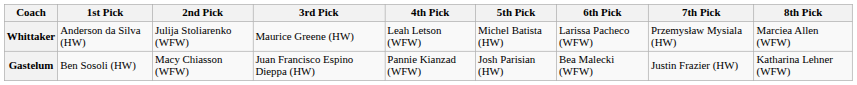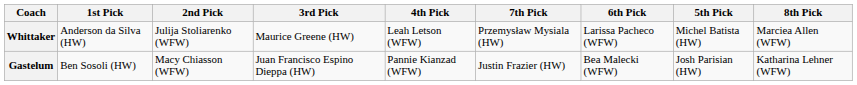columns swapped: (516, 13) <-> (701, 13)
